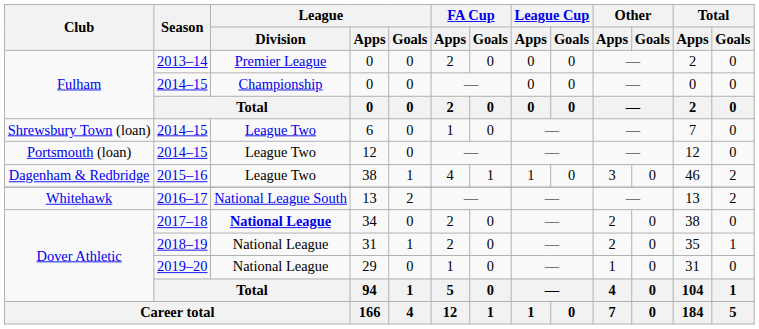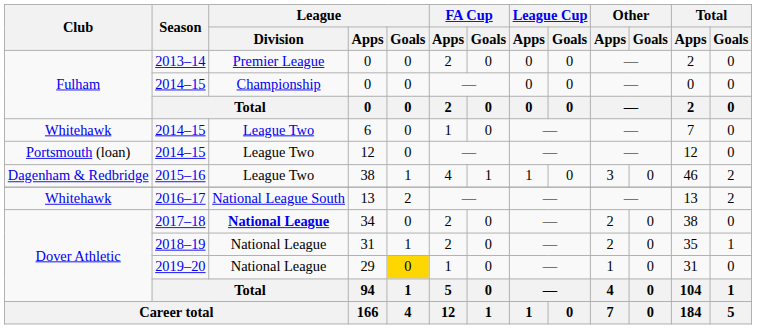(79, 130) Shrewsbury Town (loan) -> (78, 130) Whitehawk
(410, 267) no background -> (408, 267) gold background
